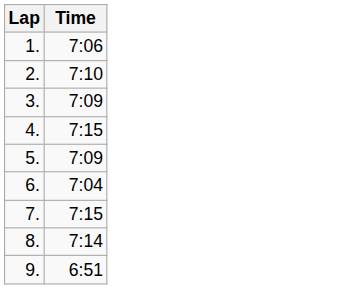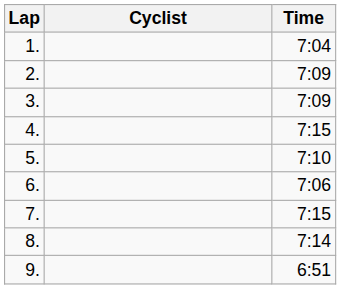+ column: (158, 18)
(86, 46) 7:06 -> (314, 46) 7:04
(86, 74) 7:10 -> (314, 74) 7:09
(86, 158) 7:09 -> (314, 158) 7:10
(86, 185) 7:04 -> (314, 185) 7:06
